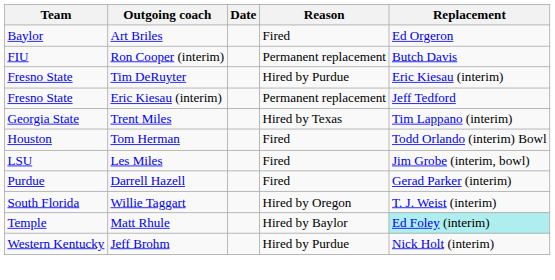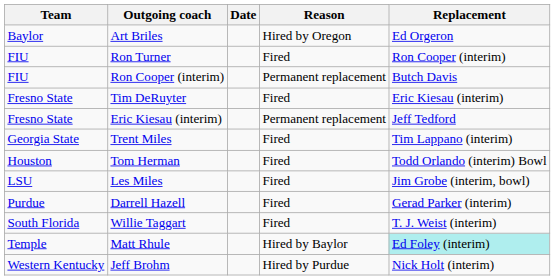(276, 35) Fired -> (307, 35) Hired by Oregon
+ row: (141, 56)
(306, 77) Hired by Purdue -> (276, 98) Fired
(302, 118) Hired by Texas -> (276, 139) Fired
(307, 202) Hired by Oregon -> (276, 222) Fired
